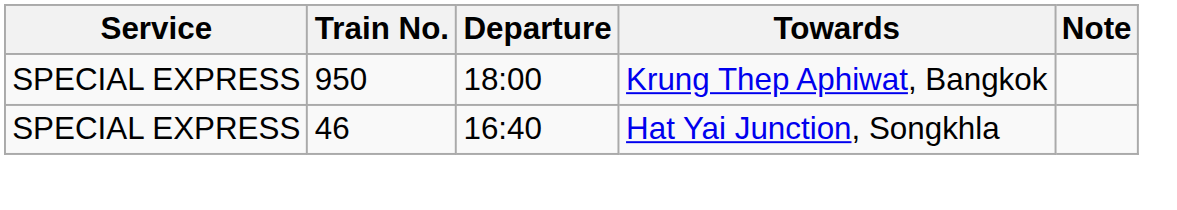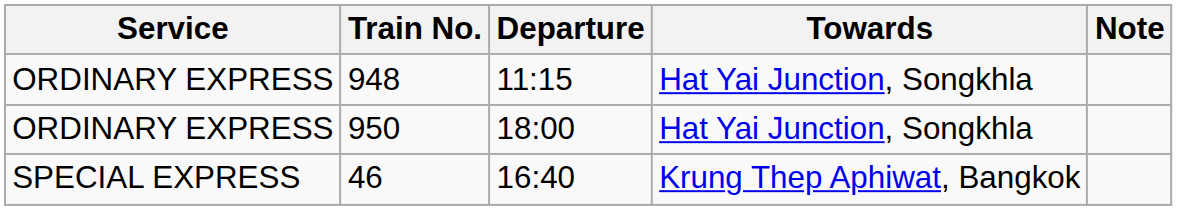+ row: (374, 79)
(156, 79) SPECIAL EXPRESS -> (173, 128) ORDINARY EXPRESS
(837, 79) Krung Thep Aphiwat, Bangkok -> (846, 128) Hat Yai Junction, Songkhla
(813, 128) Hat Yai Junction, Songkhla -> (870, 178) Krung Thep Aphiwat, Bangkok
